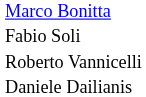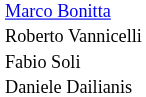rows swapped: (43, 36) <-> (73, 61)
